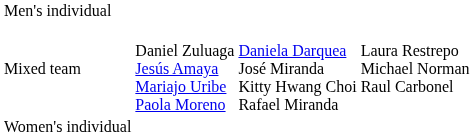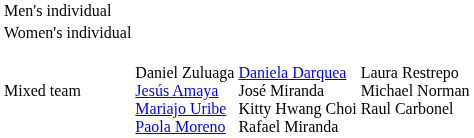rows swapped: (68, 126) <-> (42, 68)
